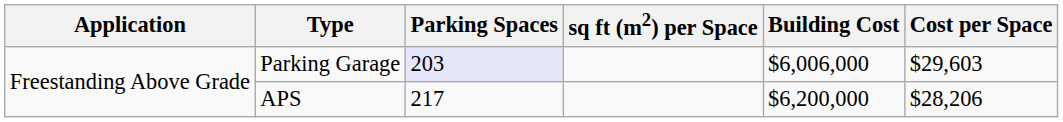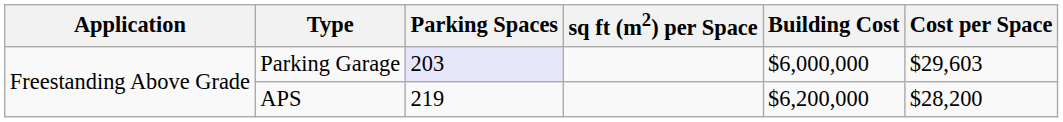(818, 63) $6,006,000 -> (818, 63) $6,000,000
(427, 99) 217 -> (427, 99) 219
(946, 99) $28,206 -> (946, 99) $28,200
